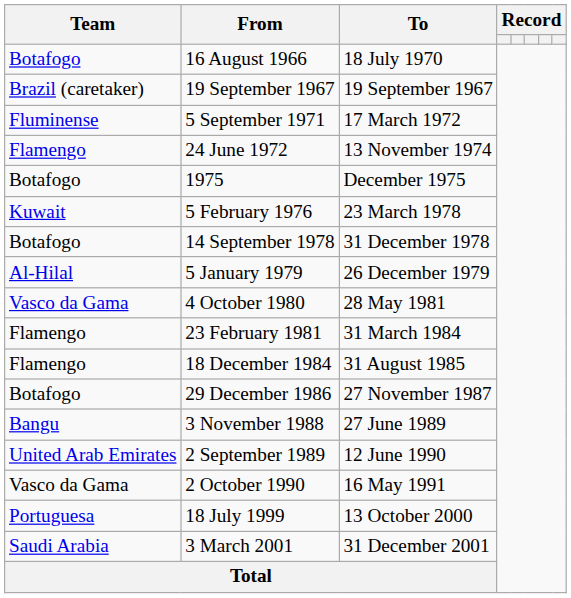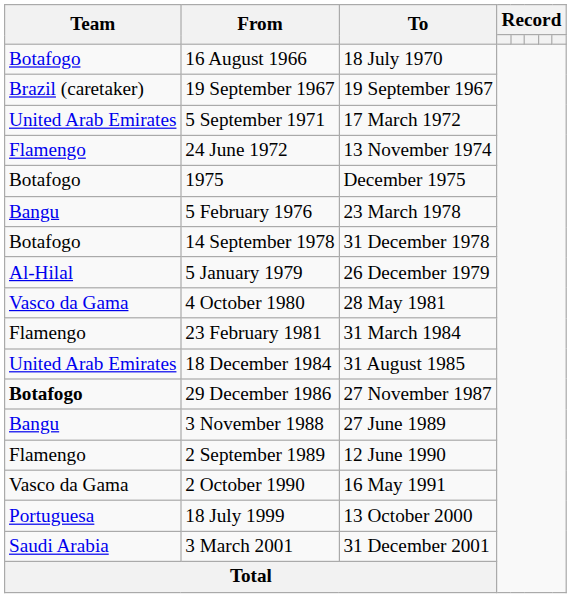(54, 119) Fluminense -> (93, 119) United Arab Emirates
(37, 211) Kuwait -> (34, 211) Bangu
(47, 363) Flamengo -> (93, 363) United Arab Emirates
(45, 393) normal -> (46, 393) bold
(93, 454) United Arab Emirates -> (47, 454) Flamengo
